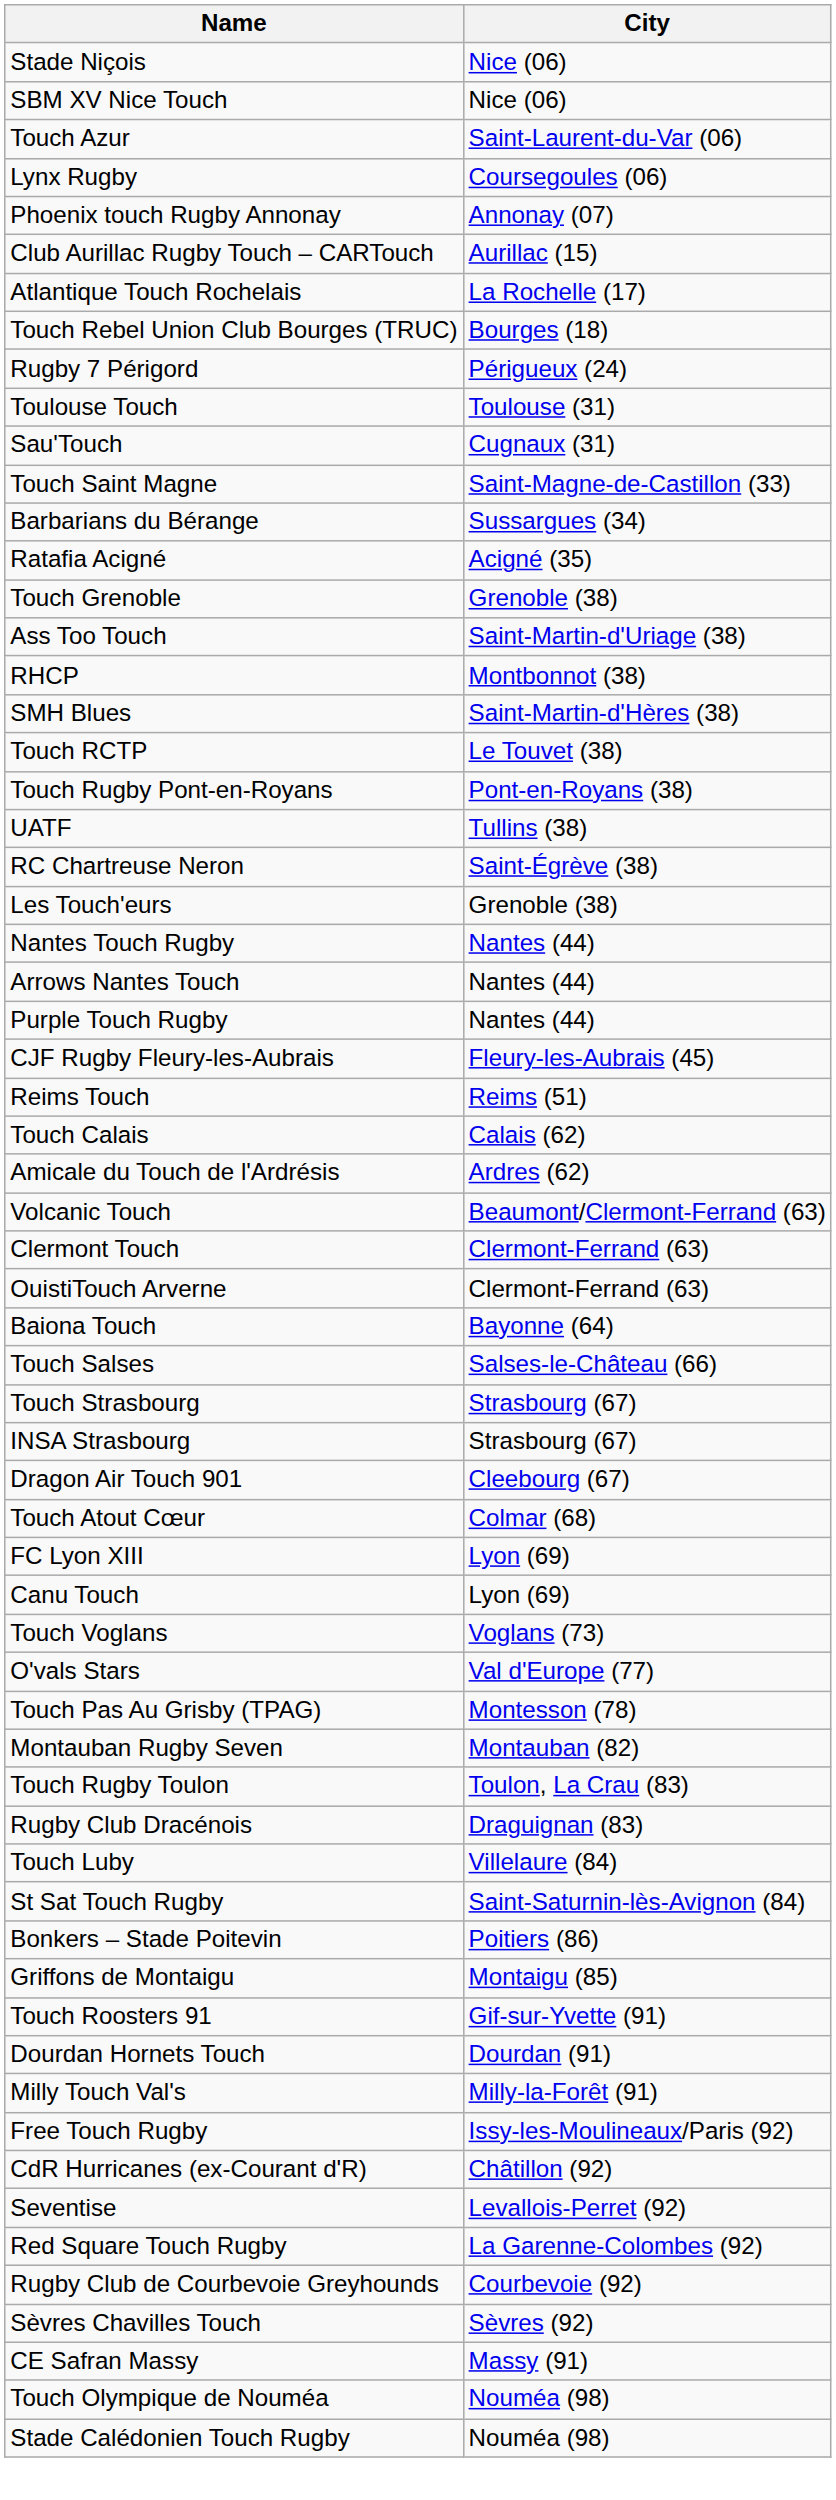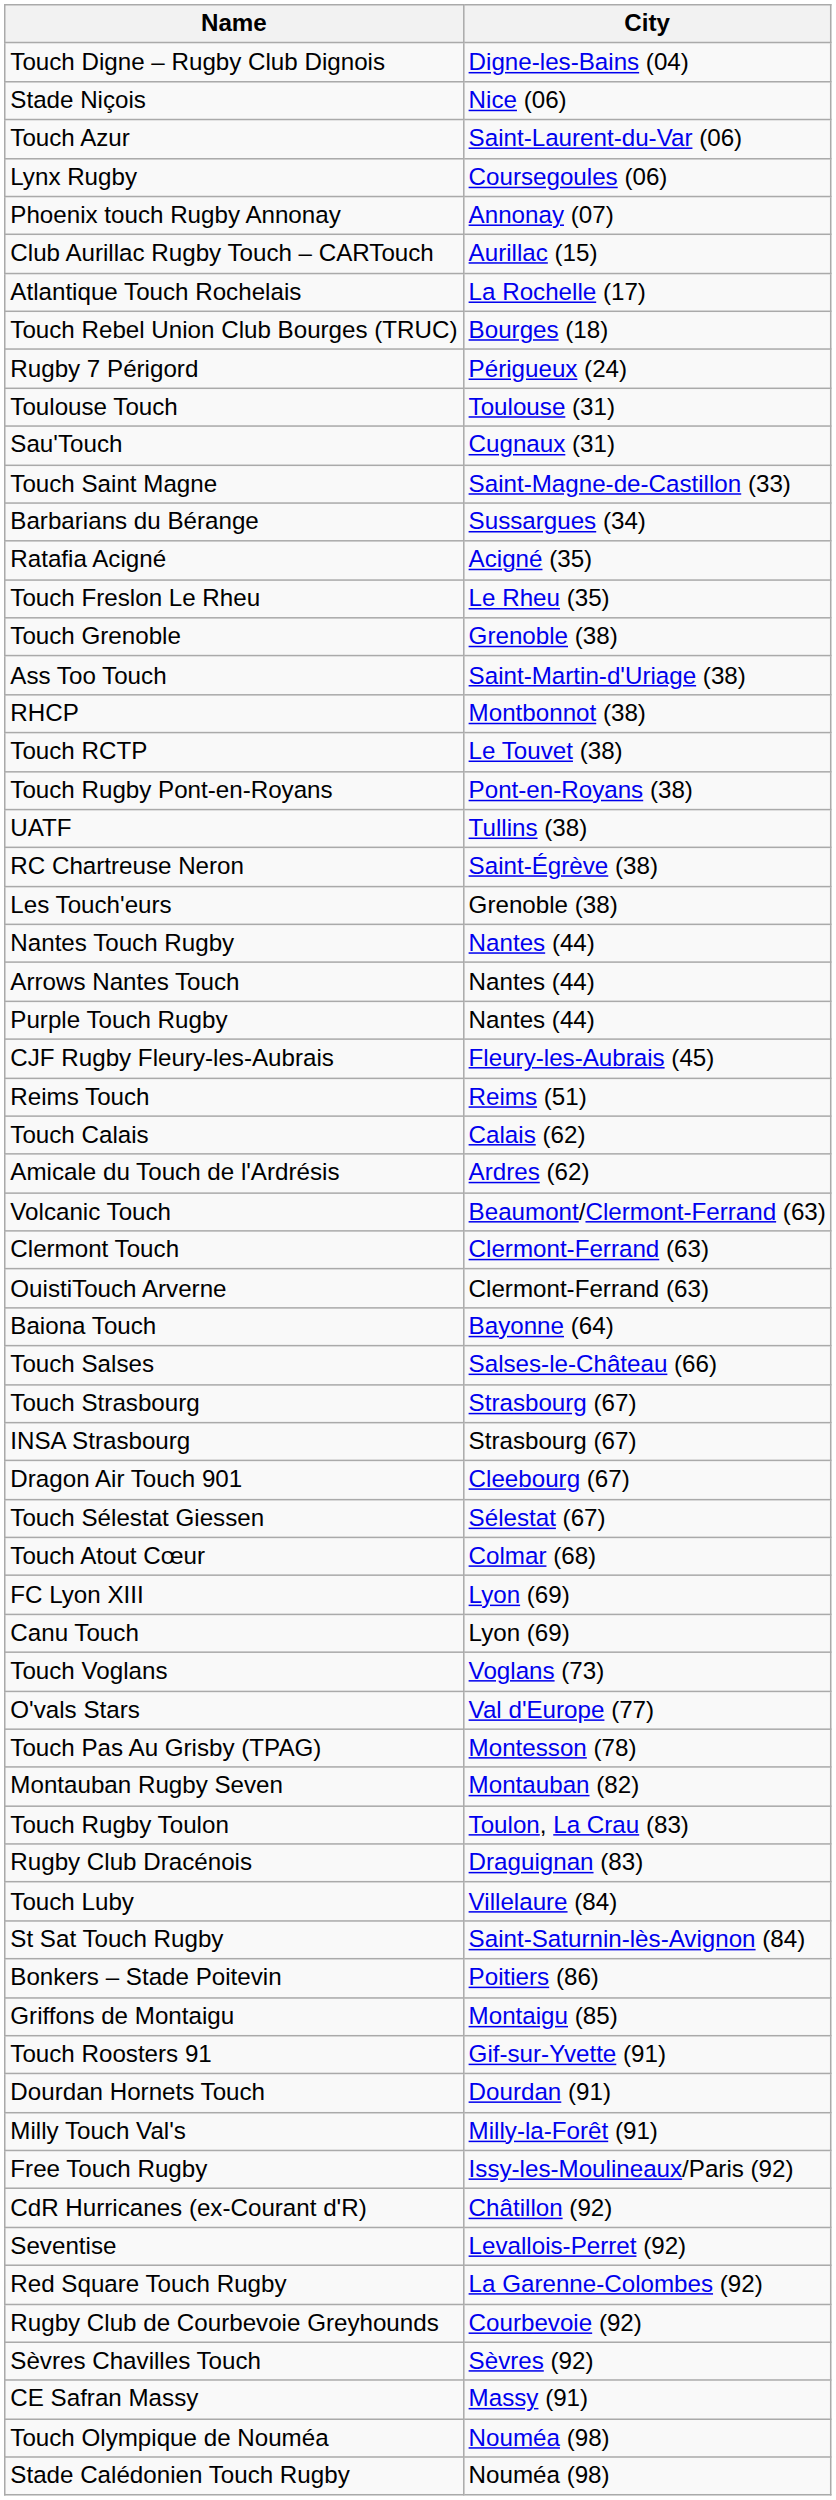+ row: (198, 61)
- row: (119, 100)
+ row: (135, 598)
- row: (71, 713)
+ row: (137, 1517)
